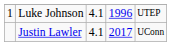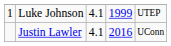(121, 13) 1996 -> (121, 13) 1999
(121, 32) 2017 -> (121, 32) 2016
